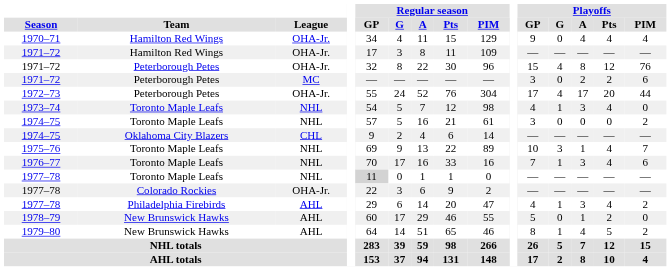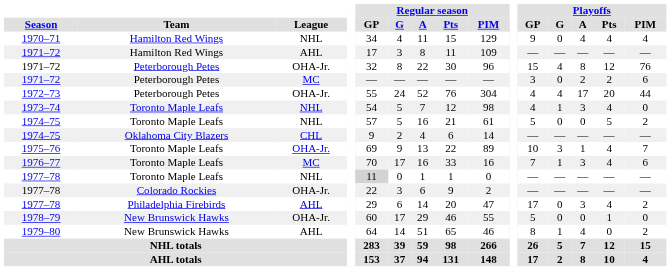(311, 38) OHA-Jr. -> (311, 38) NHL
(311, 52) OHA-Jr. -> (311, 52) AHL
(533, 93) 17 -> (533, 93) 4
(533, 121) 3 -> (533, 121) 5
(609, 121) 0 -> (609, 121) 5
(311, 149) NHL -> (311, 149) OHA-Jr.
(311, 162) NHL -> (311, 162) MC
(533, 204) 4 -> (533, 204) 17
(560, 204) 1 -> (560, 204) 0
(311, 218) AHL -> (311, 218) OHA-Jr.
(583, 218) 1 -> (583, 218) 0
(609, 218) 2 -> (609, 218) 1
(609, 231) 5 -> (609, 231) 0
